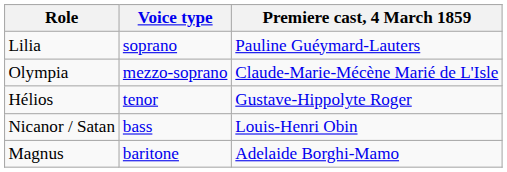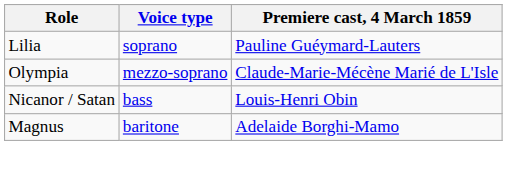- row: (31, 99)
